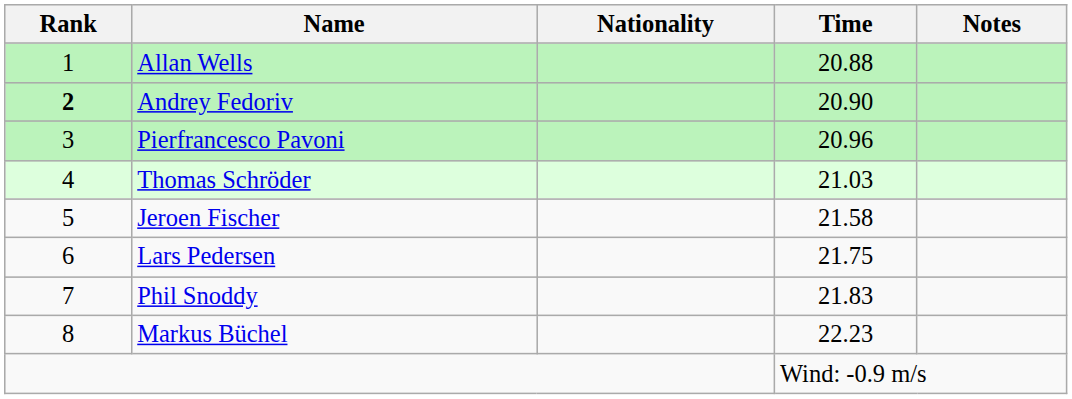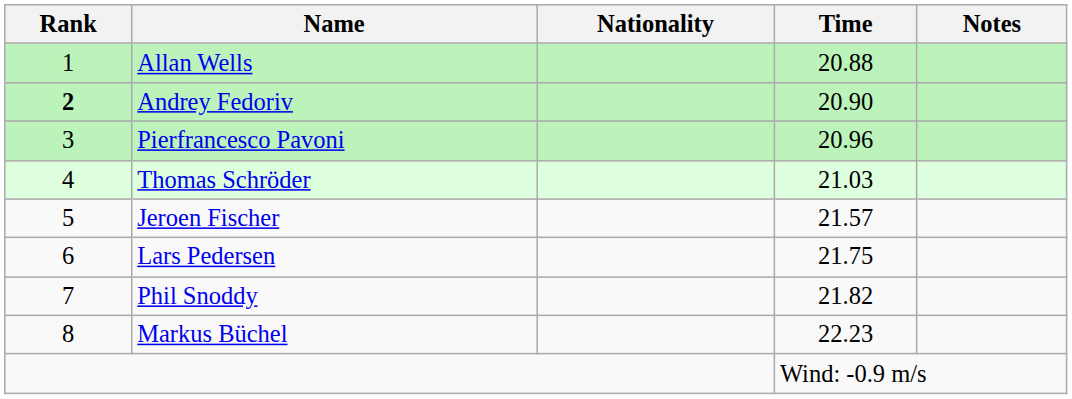(846, 218) 21.58 -> (846, 218) 21.57
(846, 295) 21.83 -> (846, 295) 21.82
